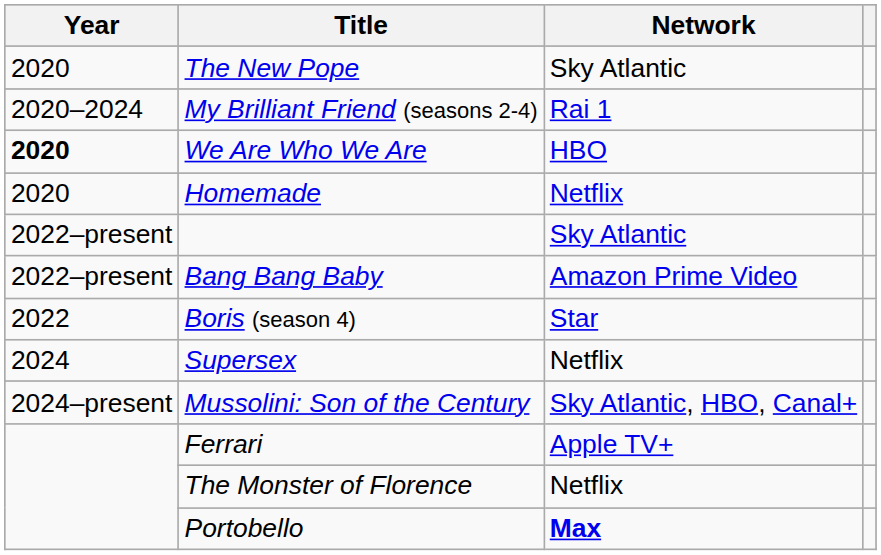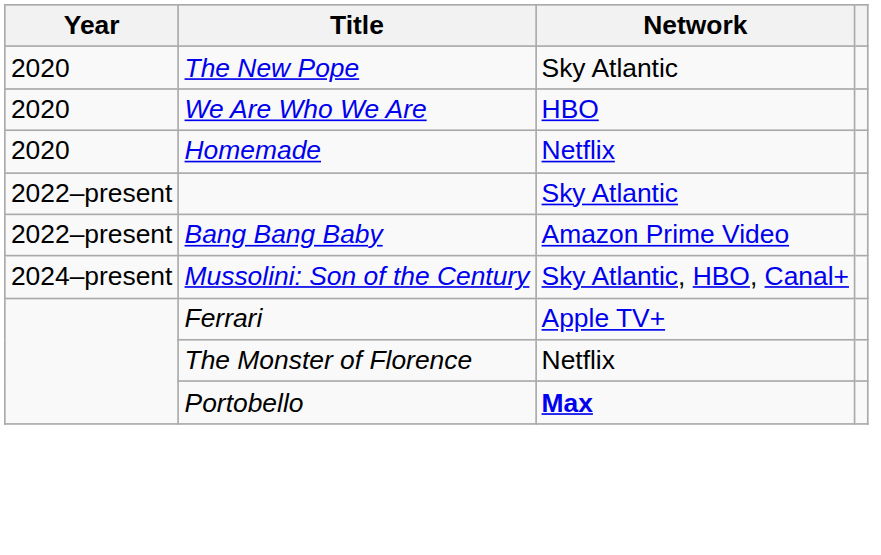- row: (361, 109)
(40, 151) bold -> (40, 109) normal
- row: (270, 318)
- row: (240, 360)
